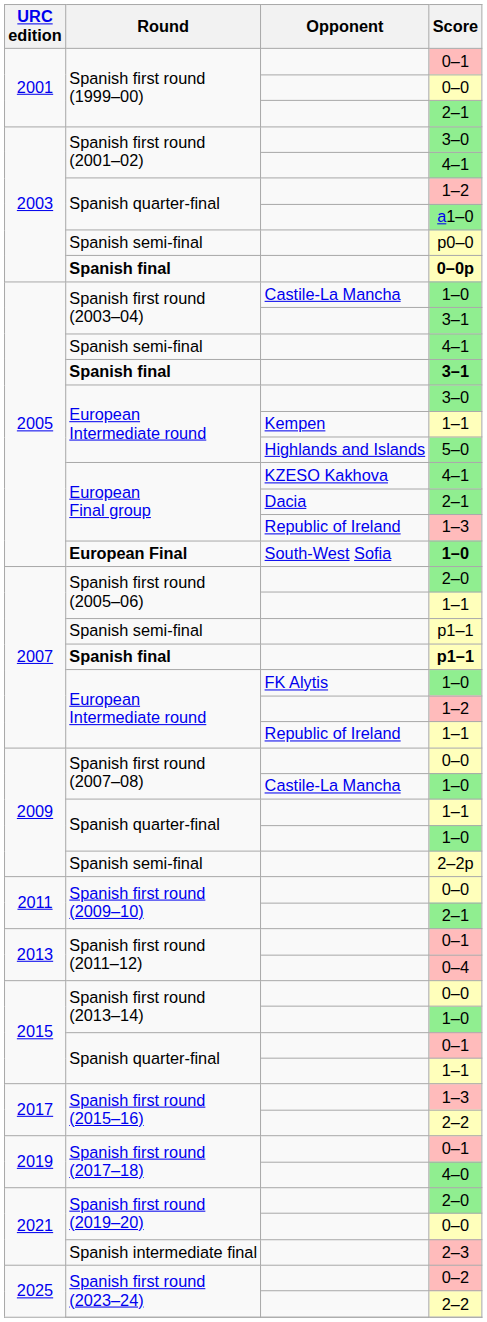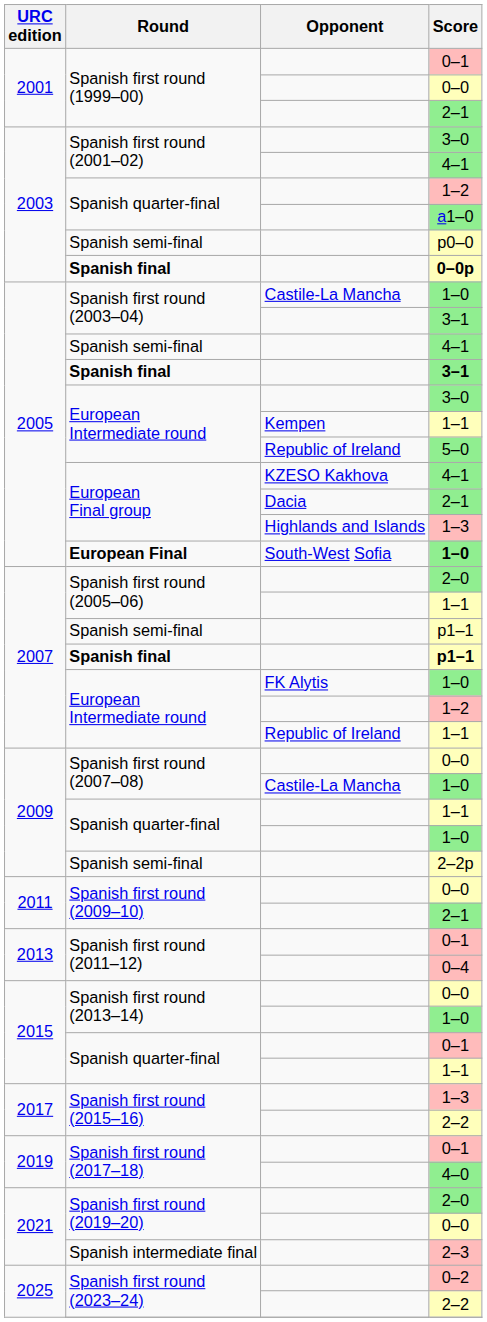(345, 449) Highlands and Islands -> (333, 449) Republic of Ireland
(333, 527) Republic of Ireland -> (345, 527) Highlands and Islands
